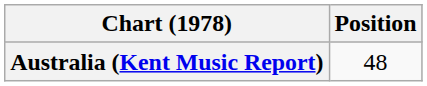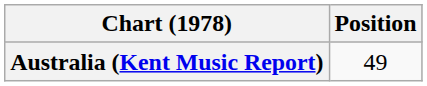(375, 61) 48 -> (375, 61) 49
